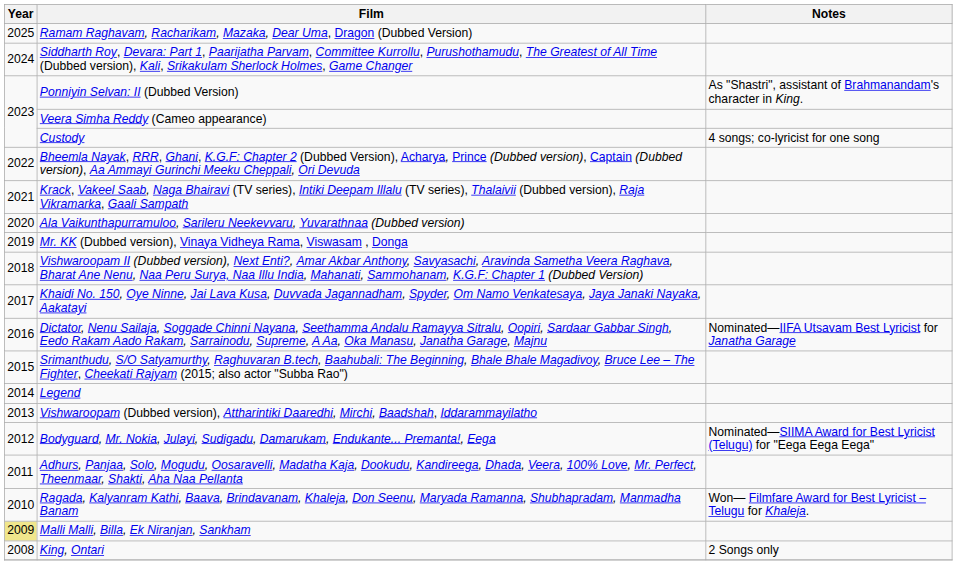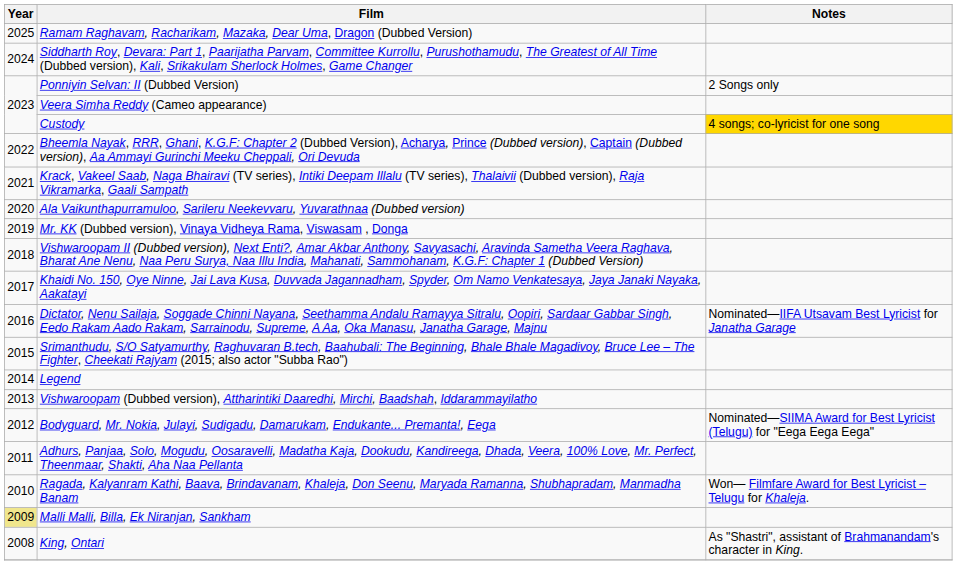(824, 92) As "Shastri", assistant of Brahmanandam's character in King. -> (744, 85) 2 Songs only
(794, 137) no background -> (794, 124) gold background
(744, 550) 2 Songs only -> (824, 543) As "Shastri", assistant of Brahmanandam's character in King.
